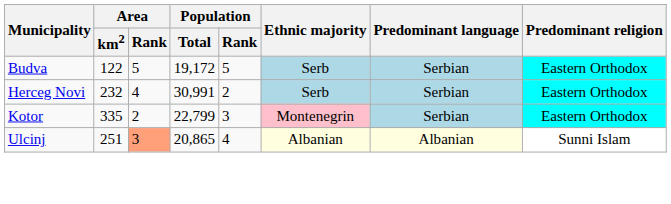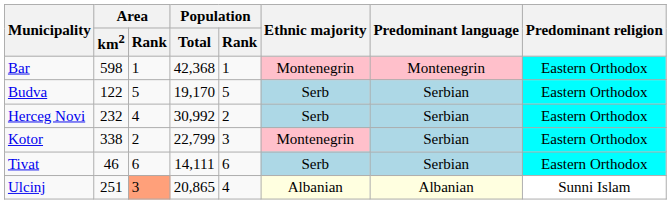+ row: (19, 68)
(194, 68) 19,172 -> (194, 92) 19,170
(194, 92) 30,991 -> (194, 115) 30,992
(111, 115) 335 -> (111, 139) 338
+ row: (24, 163)
